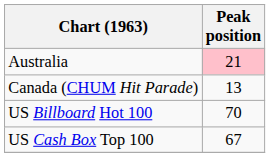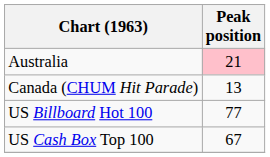(233, 113) 70 -> (233, 113) 77
